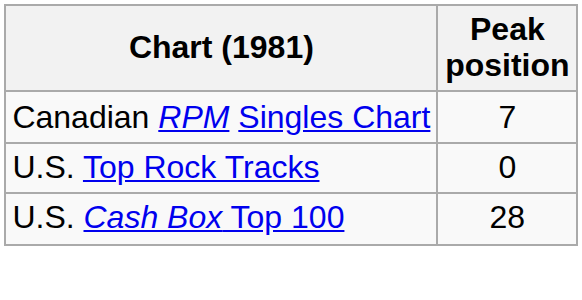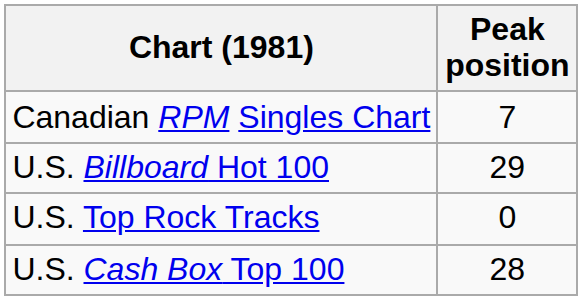+ row: (171, 167)
